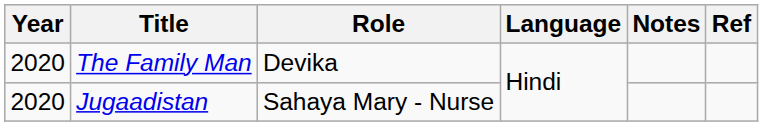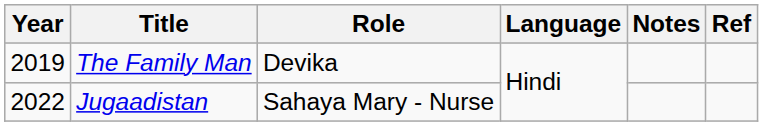(38, 62) 2020 -> (38, 62) 2019
(38, 101) 2020 -> (38, 101) 2022
